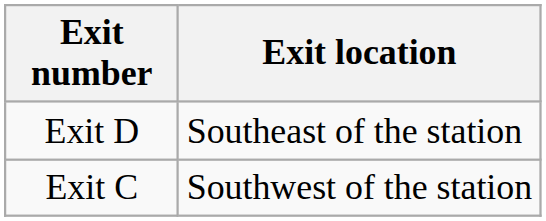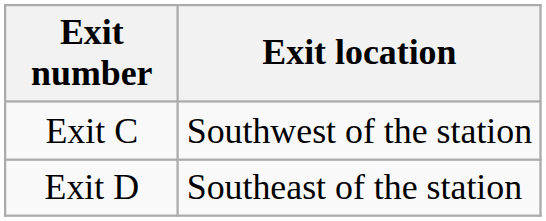rows swapped: (92, 186) <-> (92, 130)
